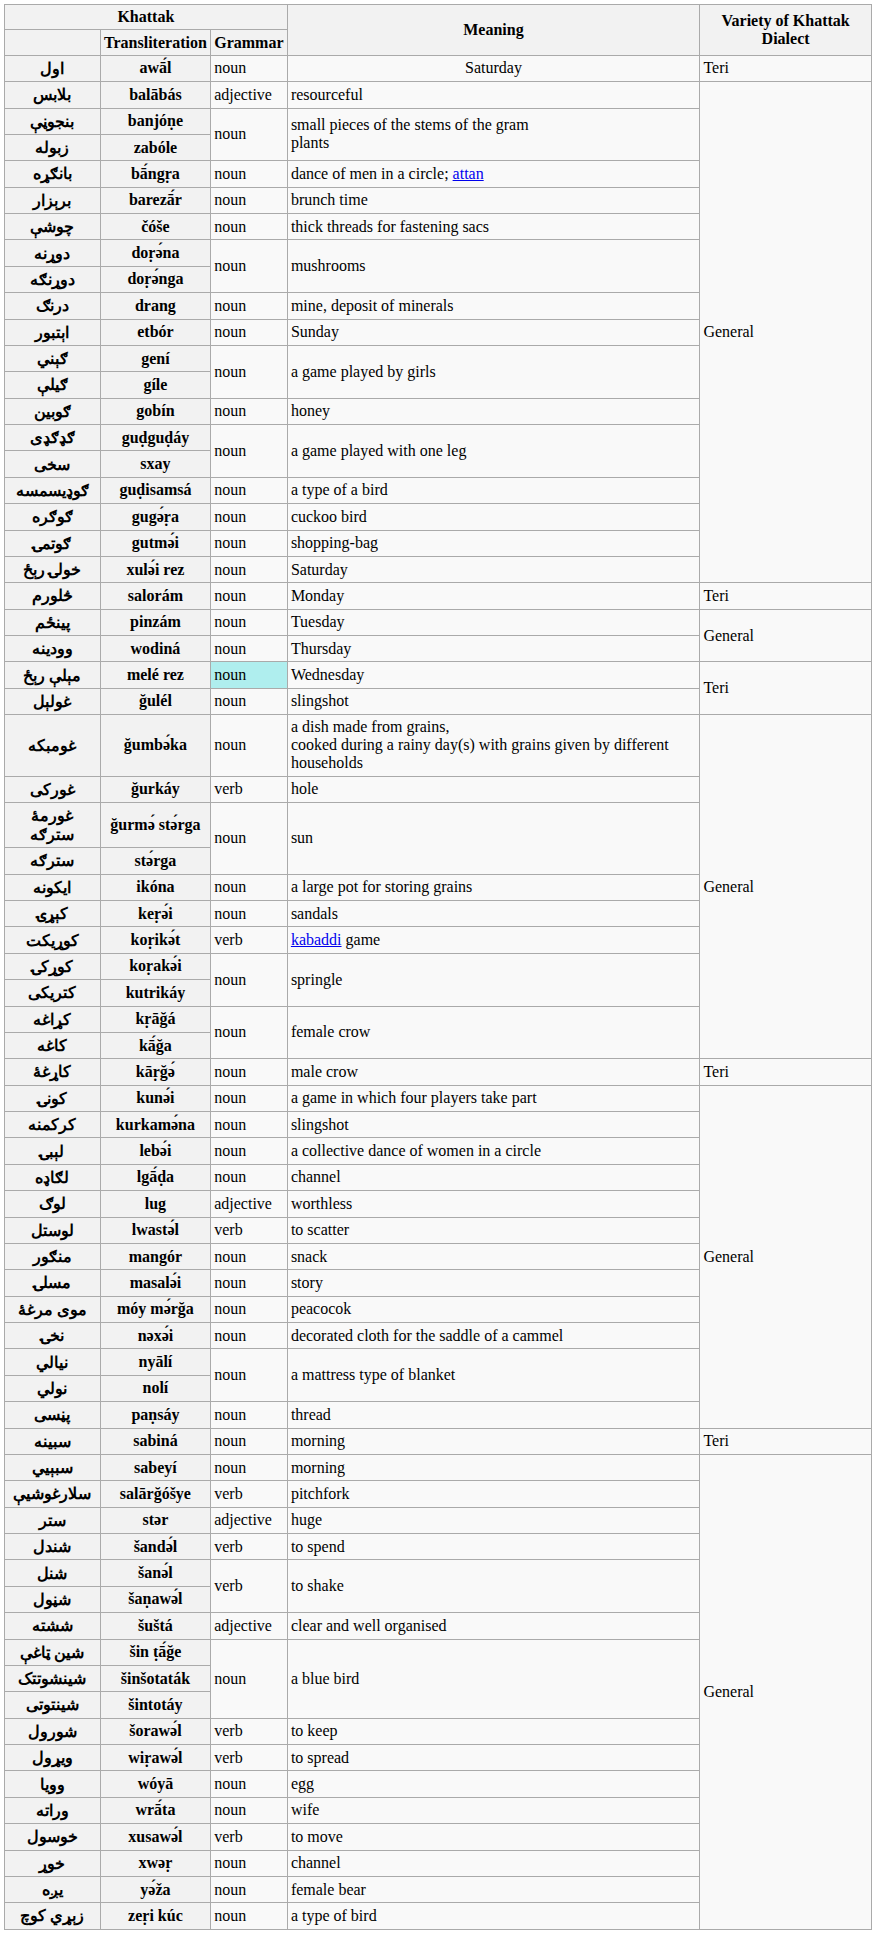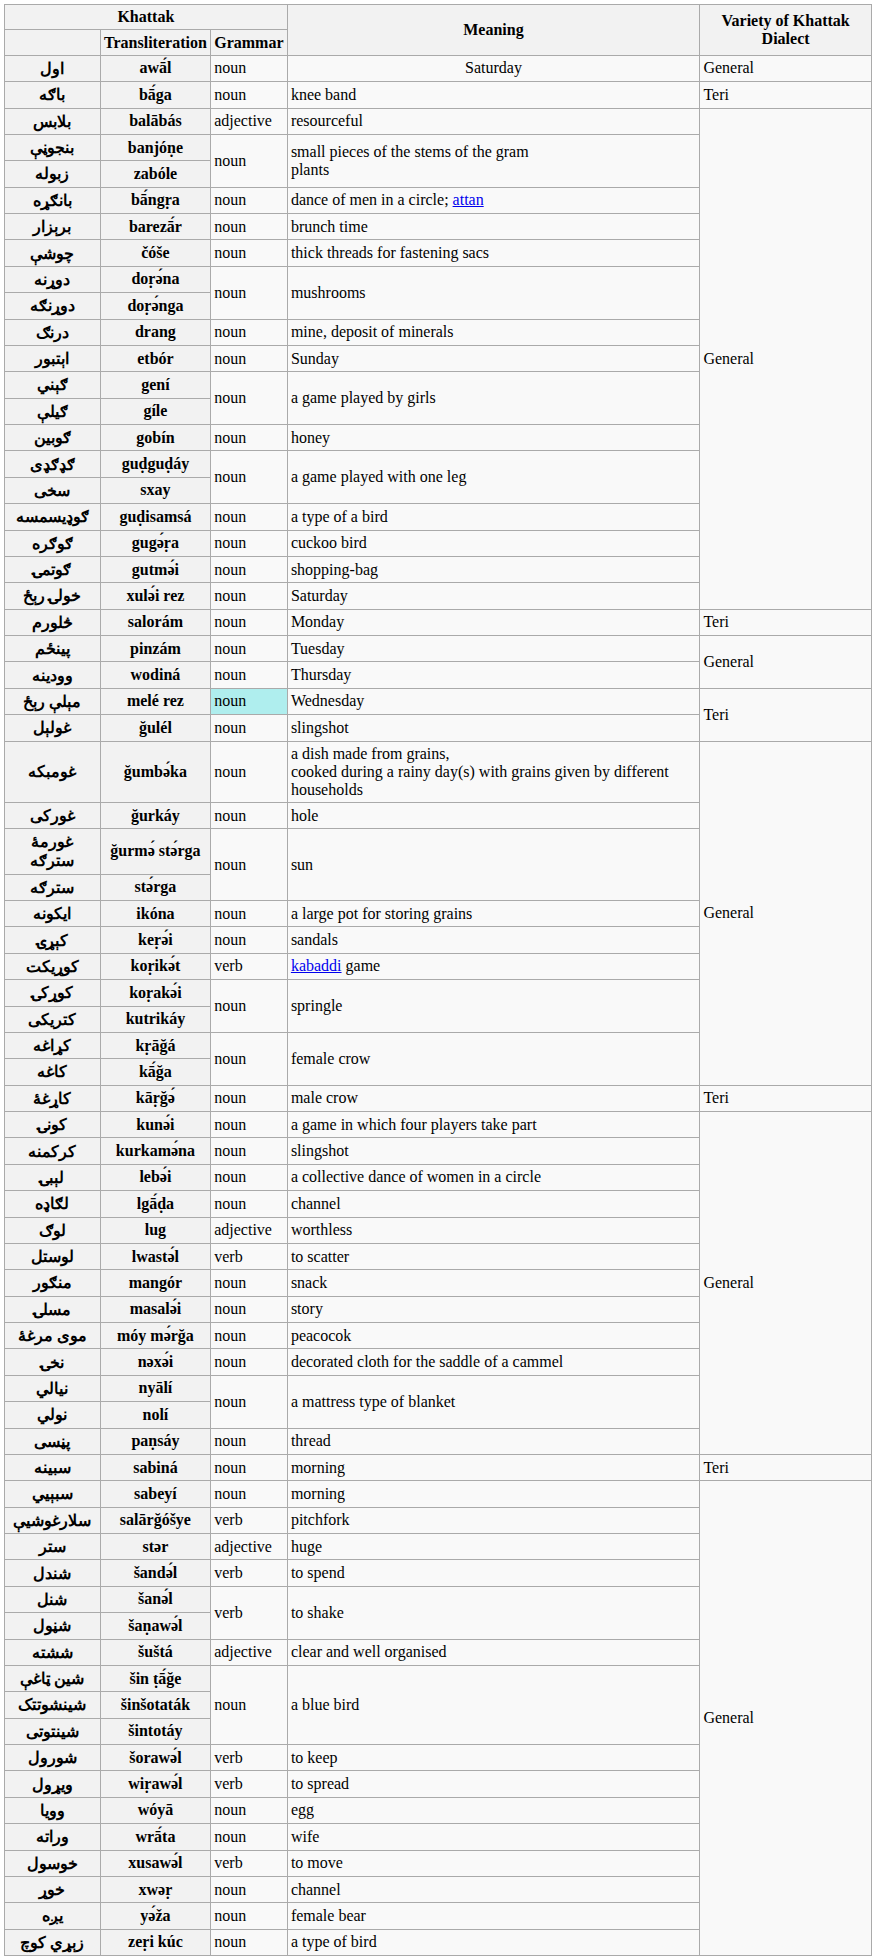(716, 68) Teri -> (729, 68) General
+ row: (52, 95)
(228, 789) verb -> (230, 815) noun
